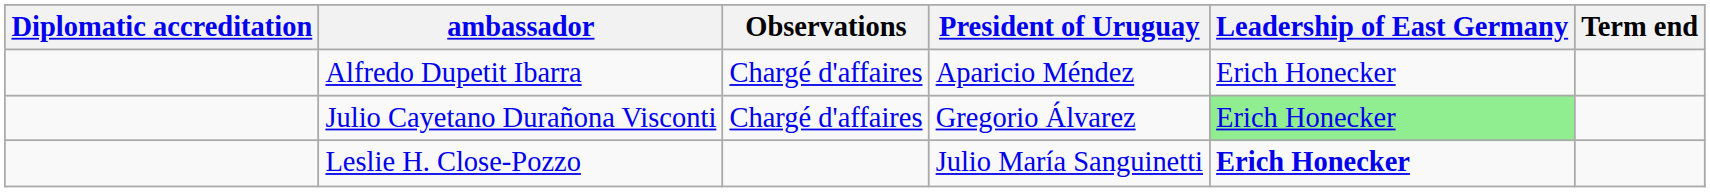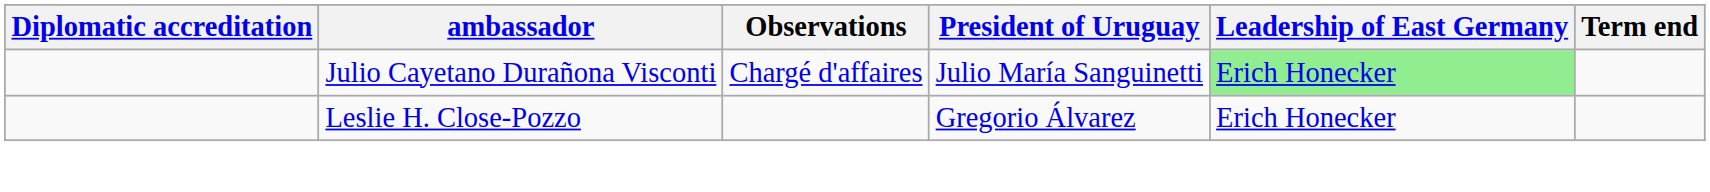- row: (454, 72)
(1036, 117) Gregorio Álvarez -> (1069, 72) Julio María Sanguinetti
(1069, 162) Julio María Sanguinetti -> (1036, 117) Gregorio Álvarez
(1313, 162) bold -> (1306, 117) normal
